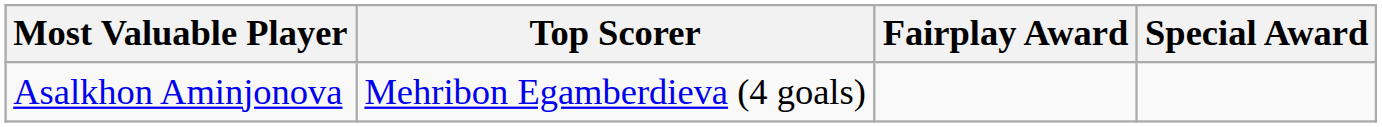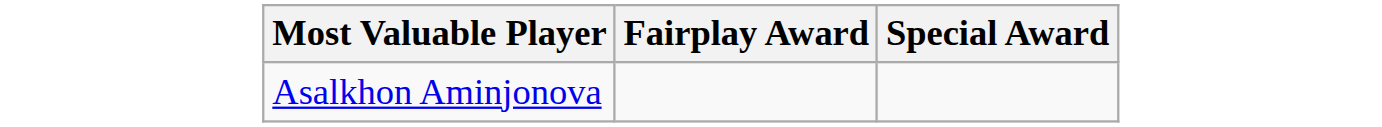- column: (615, 33)
